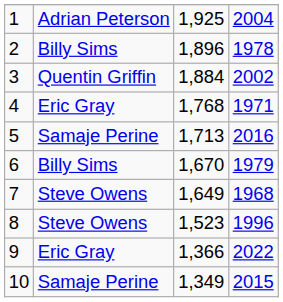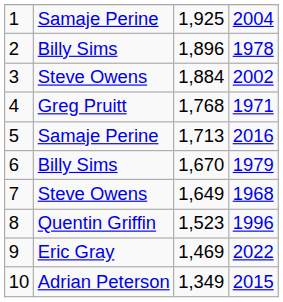(104, 19) Adrian Peterson -> (98, 19) Samaje Perine
(97, 77) Quentin Griffin -> (92, 77) Steve Owens
(76, 106) Eric Gray -> (82, 106) Greg Pruitt
(92, 223) Steve Owens -> (97, 223) Quentin Griffin
(201, 252) 1,366 -> (201, 252) 1,469
(98, 281) Samaje Perine -> (104, 281) Adrian Peterson
